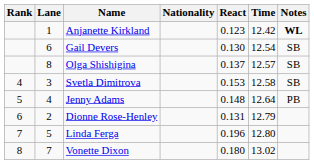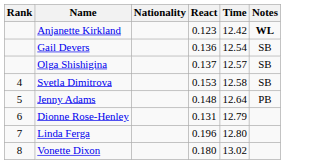- column: (49, 13)
(233, 47) 0.130 -> (204, 47) 0.136
